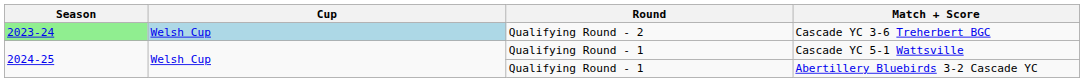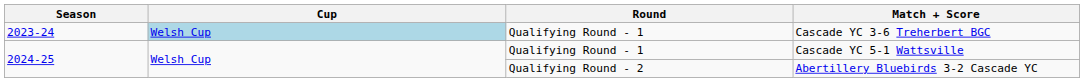(31, 32) lightgreen background -> (31, 32) no background
(576, 32) Qualifying Round - 2 -> (576, 32) Qualifying Round - 1
(576, 68) Qualifying Round - 1 -> (576, 68) Qualifying Round - 2
